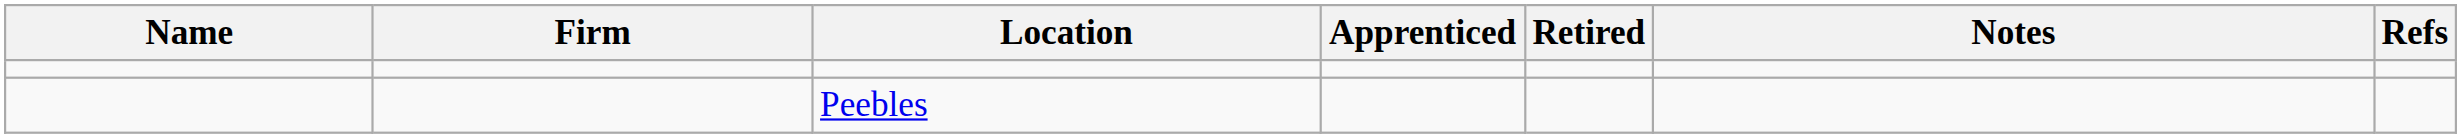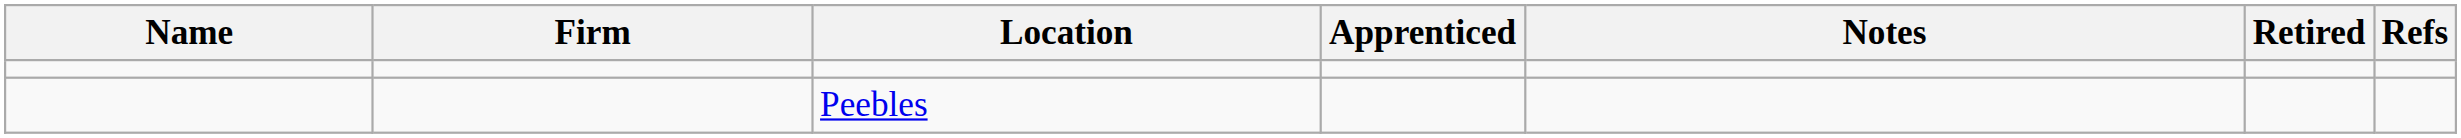columns swapped: (1589, 32) <-> (2013, 32)
